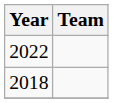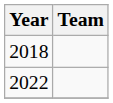rows swapped: (29, 82) <-> (29, 51)
